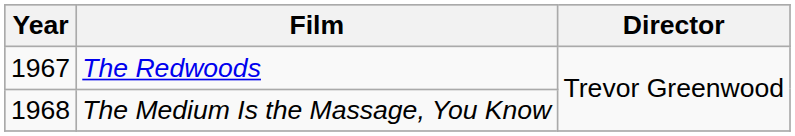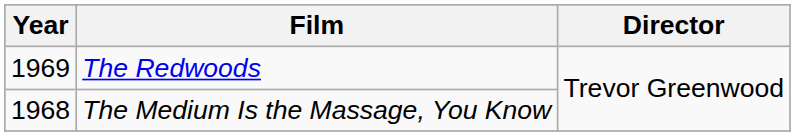(40, 67) 1967 -> (40, 67) 1969
